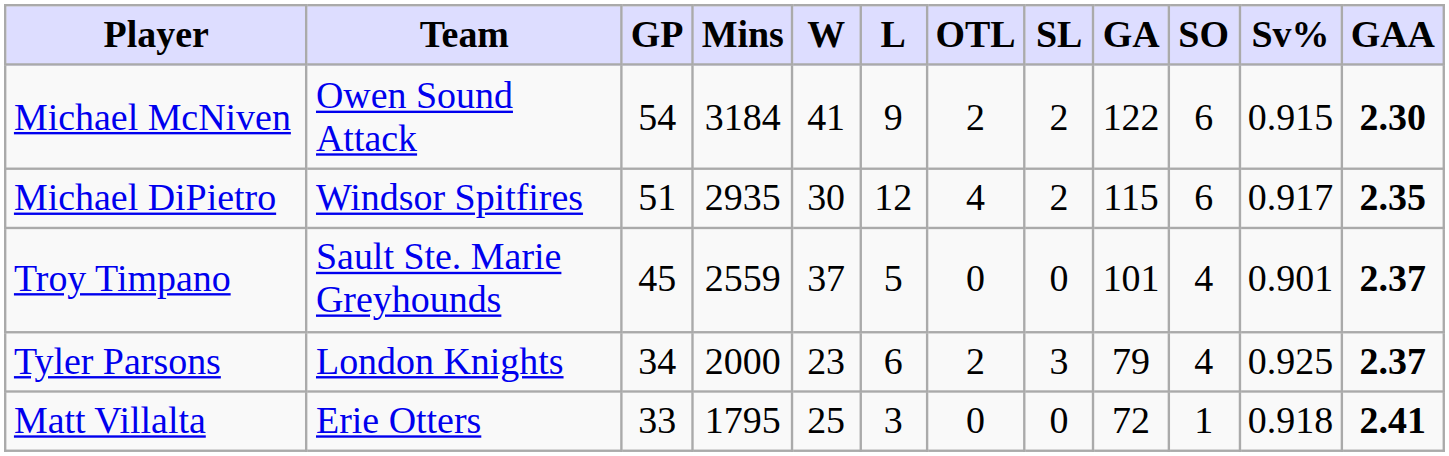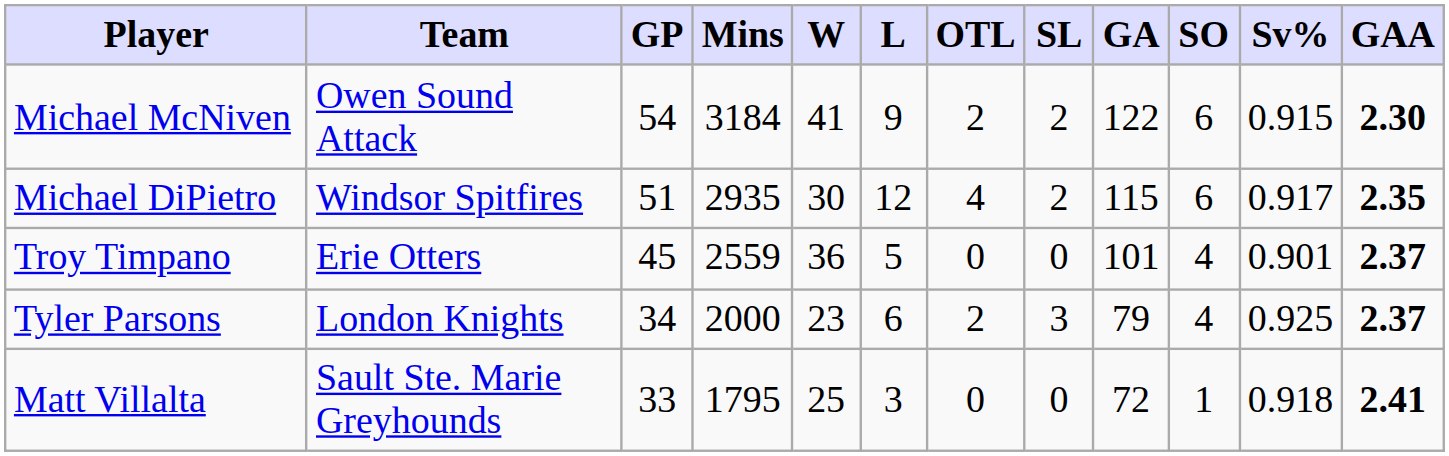(439, 278) Sault Ste. Marie Greyhounds -> (399, 257) Erie Otters
(826, 278) 37 -> (826, 257) 36
(399, 420) Erie Otters -> (439, 399) Sault Ste. Marie Greyhounds
